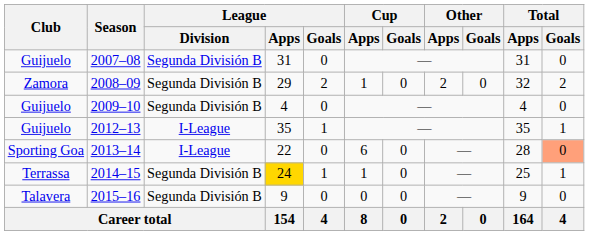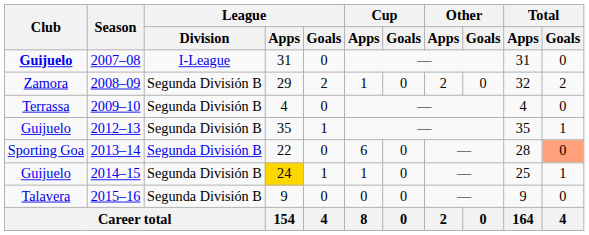(46, 60) normal -> (46, 60) bold
(204, 60) Segunda División B -> (204, 60) I-League
(46, 106) Guijuelo -> (46, 106) Terrassa
(204, 128) I-League -> (204, 128) Segunda División B
(204, 151) I-League -> (204, 151) Segunda División B
(46, 173) Terrassa -> (46, 173) Guijuelo
